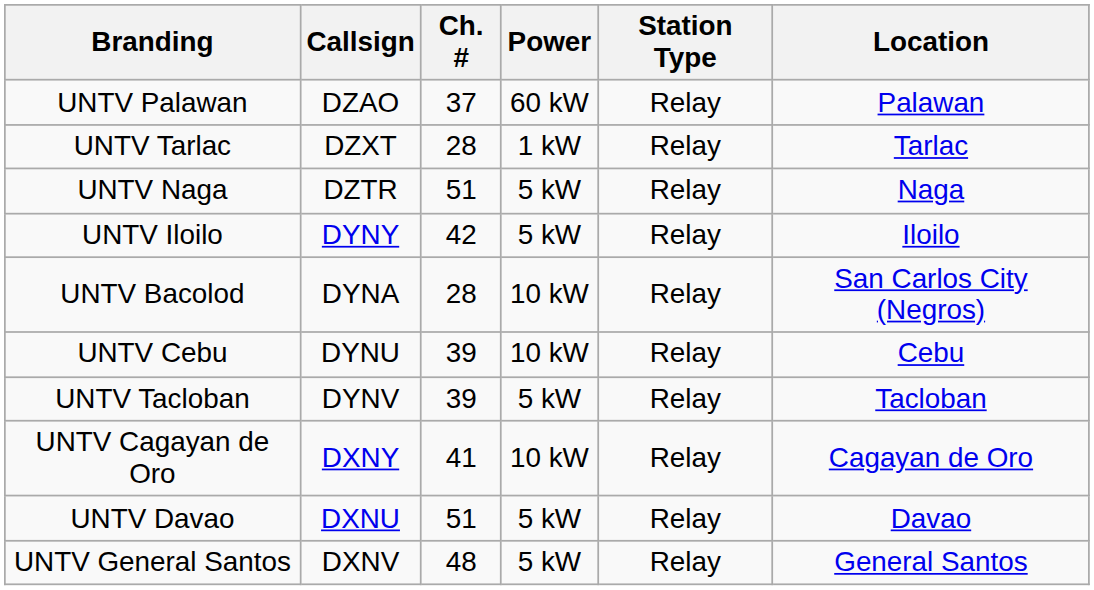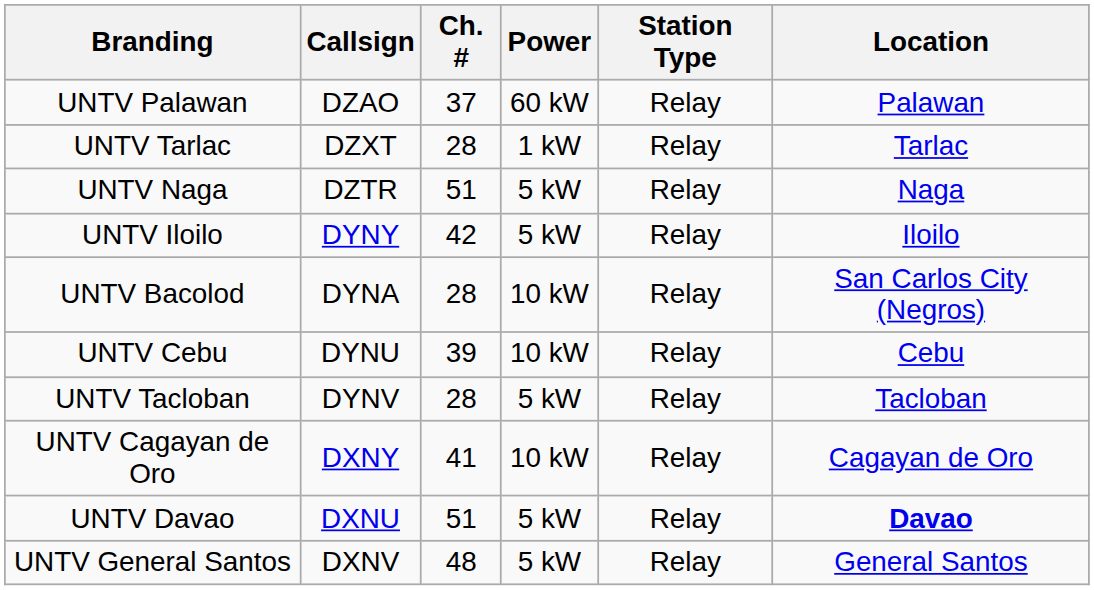(461, 398) 39 -> (461, 398) 28
(931, 517) normal -> (931, 517) bold
